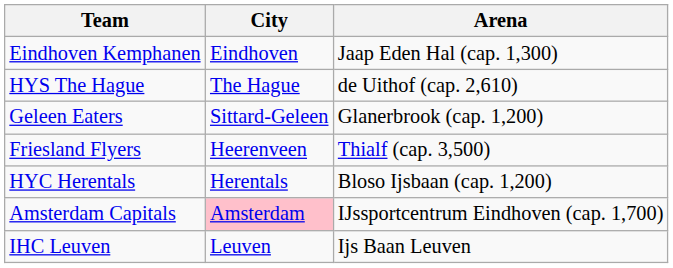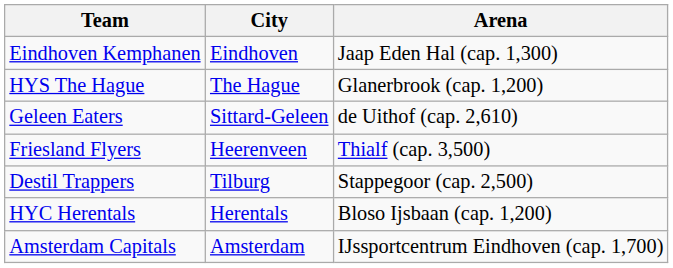(428, 85) de Uithof (cap. 2,610) -> (441, 85) Glanerbrook (cap. 1,200)
(441, 117) Glanerbrook (cap. 1,200) -> (428, 117) de Uithof (cap. 2,610)
+ row: (72, 181)
(257, 213) pink background -> (257, 246) no background
- row: (60, 246)
